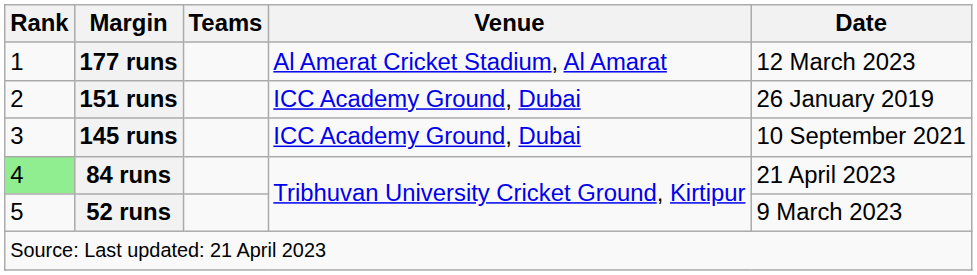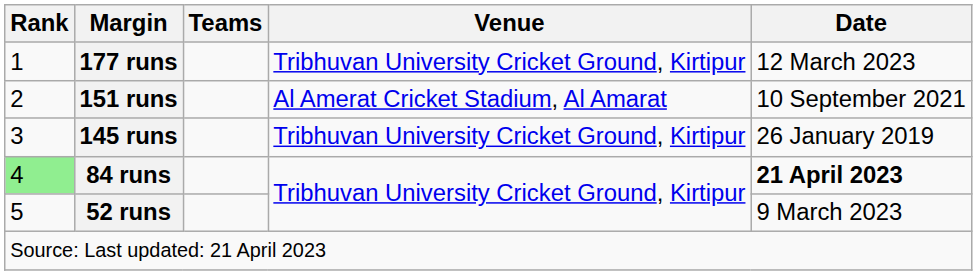(470, 61) Al Amerat Cricket Stadium, Al Amarat -> (509, 61) Tribhuvan University Cricket Ground, Kirtipur
(427, 99) ICC Academy Ground, Dubai -> (470, 99) Al Amerat Cricket Stadium, Al Amarat
(845, 99) 26 January 2019 -> (861, 99) 10 September 2021
(427, 136) ICC Academy Ground, Dubai -> (509, 136) Tribhuvan University Cricket Ground, Kirtipur
(861, 136) 10 September 2021 -> (845, 136) 26 January 2019
(826, 174) normal -> (830, 174) bold
